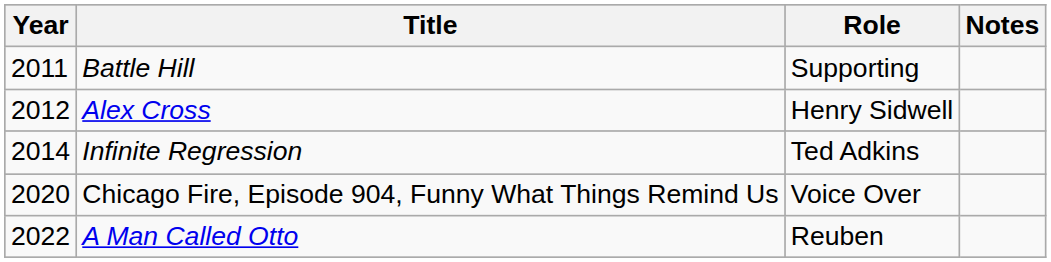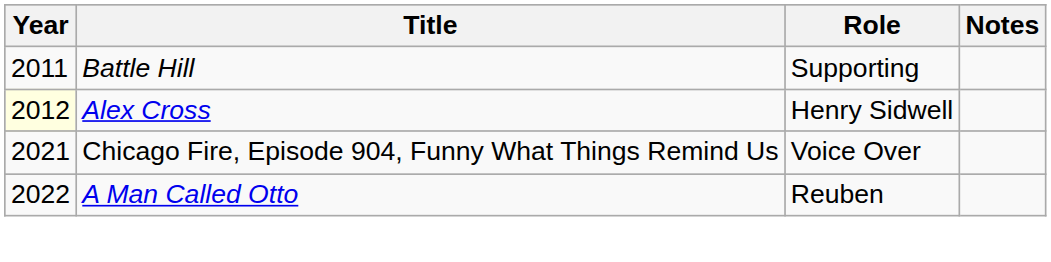(40, 109) no background -> (40, 109) lightyellow background
- row: (192, 151)
(40, 194) 2020 -> (40, 151) 2021
